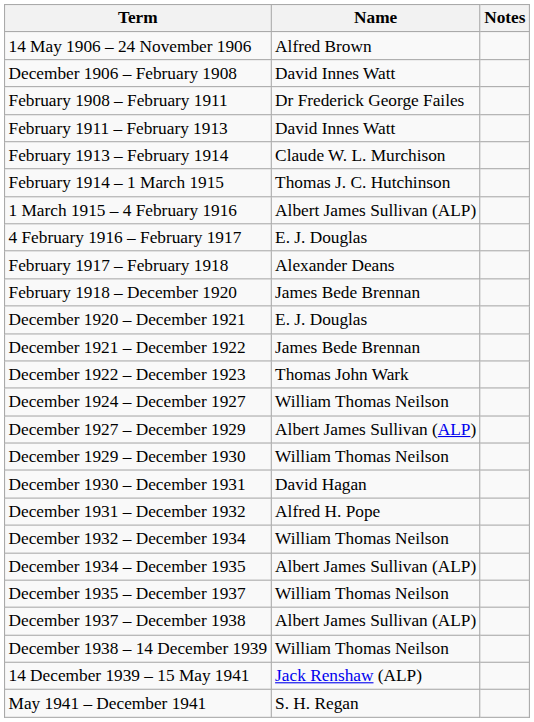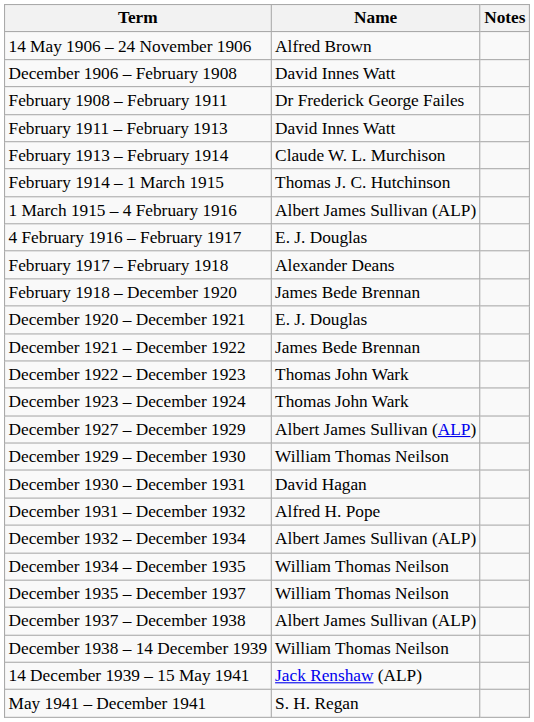+ row: (127, 401)
- row: (127, 401)
(362, 538) William Thomas Neilson -> (376, 538) Albert James Sullivan (ALP)
(376, 566) Albert James Sullivan (ALP) -> (362, 566) William Thomas Neilson
